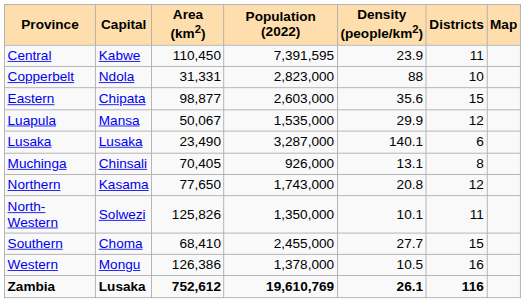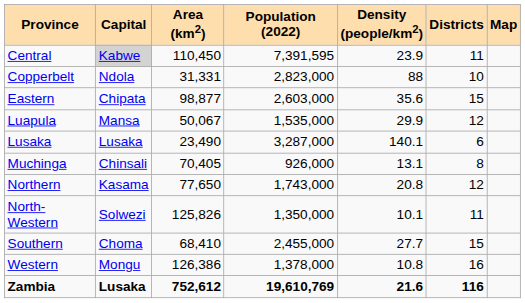(120, 55) no background -> (120, 55) lightgrey background
(410, 265) 10.5 -> (410, 265) 10.8
(410, 286) 26.1 -> (410, 286) 21.6
